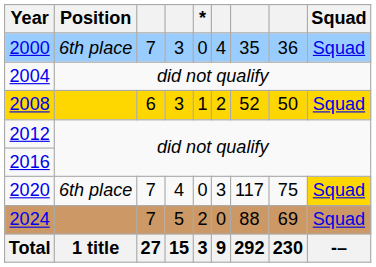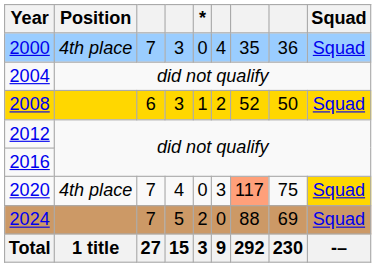(96, 47) 6th place -> (96, 47) 4th place
(96, 190) 6th place -> (96, 190) 4th place
(249, 190) no background -> (249, 190) lightsalmon background
